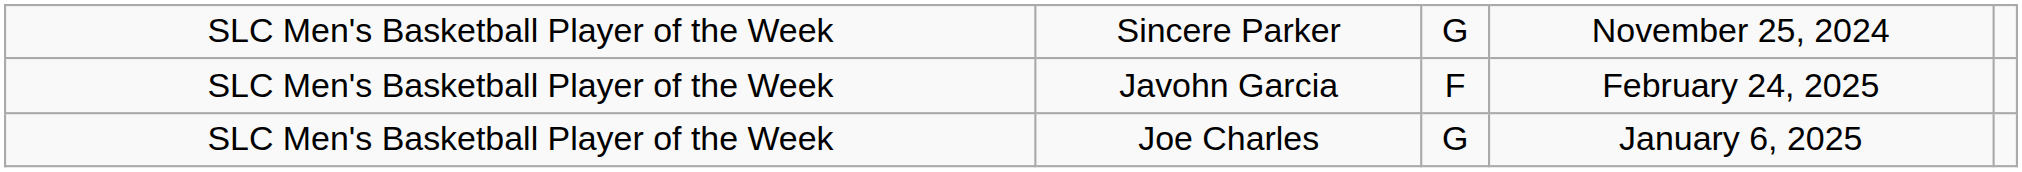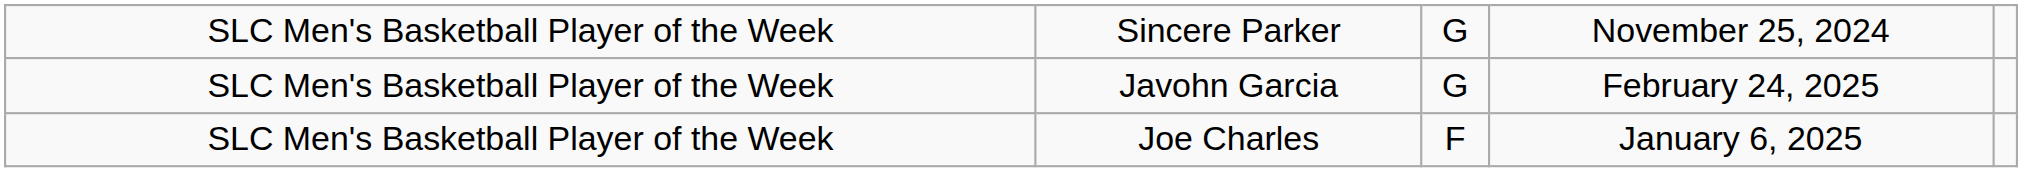(1455, 85) F -> (1455, 85) G
(1455, 138) G -> (1455, 138) F
